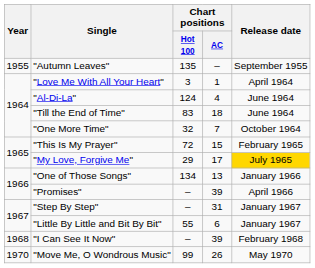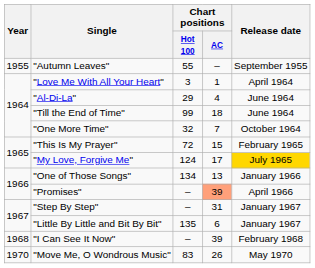(188, 66) 135 -> (188, 66) 55
(188, 97) 124 -> (188, 97) 29
(188, 113) 83 -> (188, 113) 99
(188, 160) 29 -> (188, 160) 124
(217, 192) no background -> (217, 192) lightsalmon background
(188, 223) 55 -> (188, 223) 135
(188, 254) 99 -> (188, 254) 83
